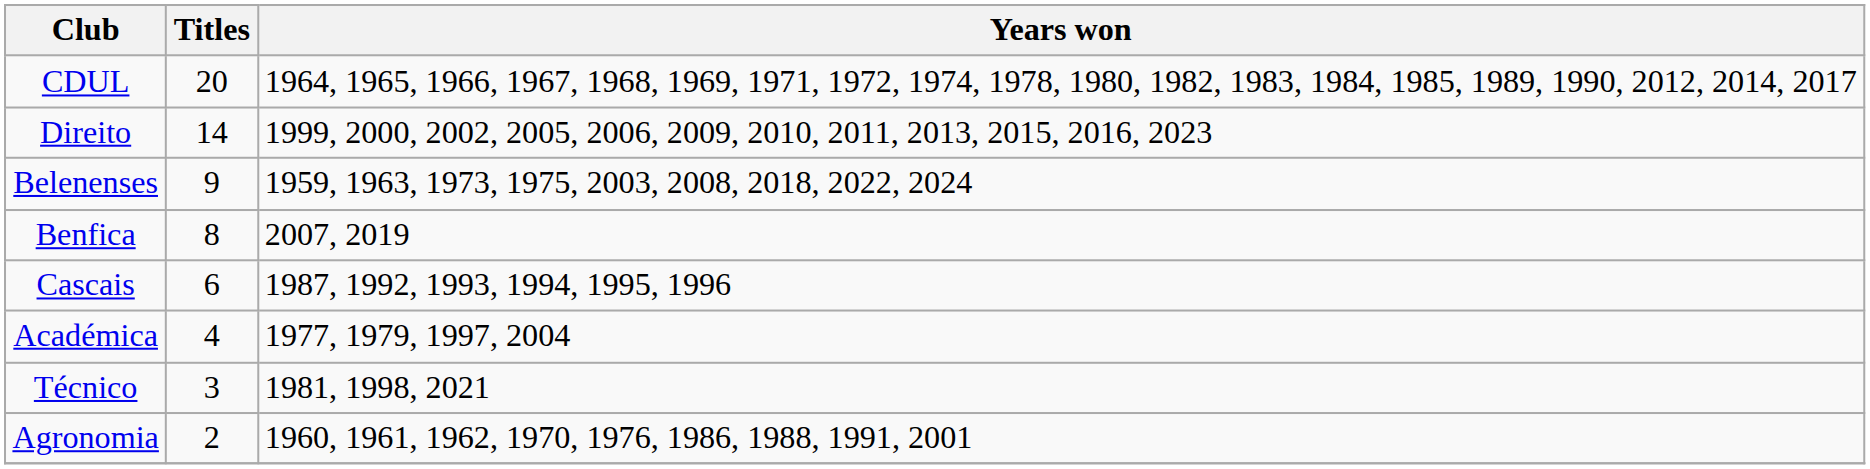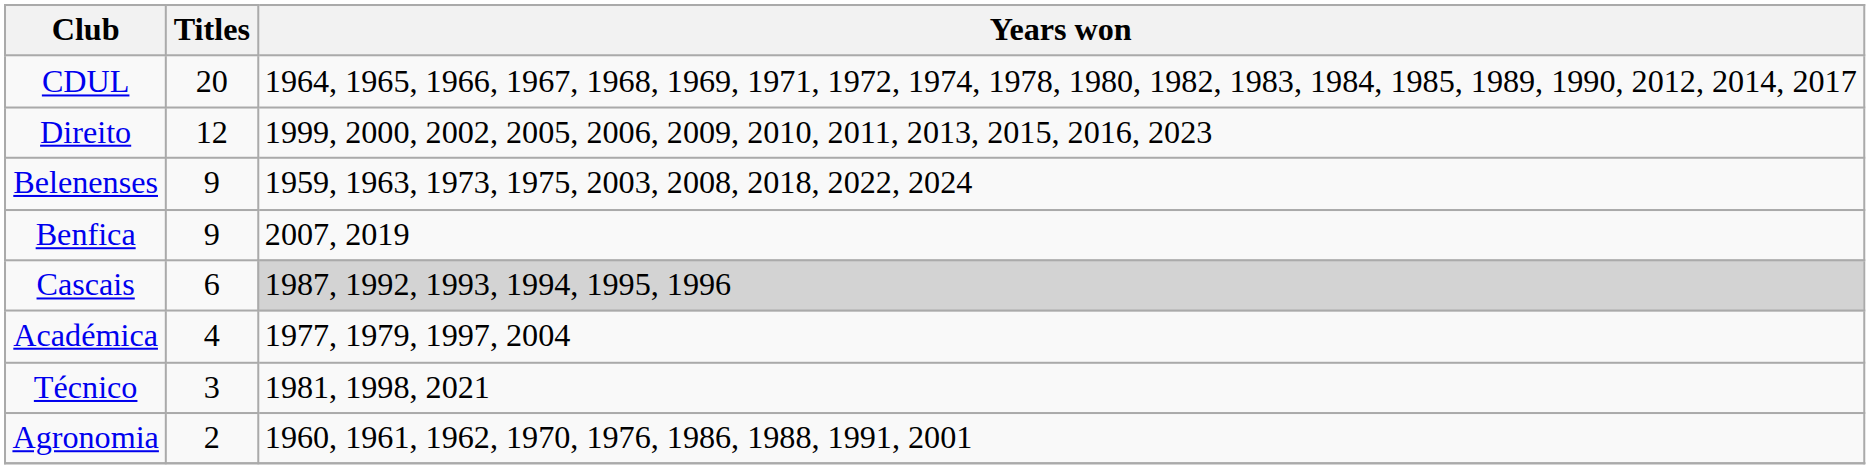(212, 132) 14 -> (212, 132) 12
(212, 234) 8 -> (212, 234) 9
(498, 285) no background -> (498, 285) lightgrey background
